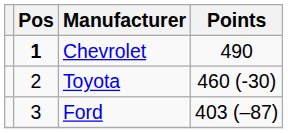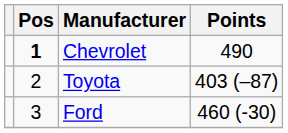(237, 82) 460 (-30) -> (237, 82) 403 (–87)
(237, 113) 403 (–87) -> (237, 113) 460 (-30)
